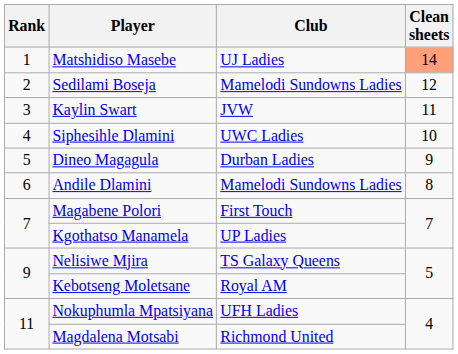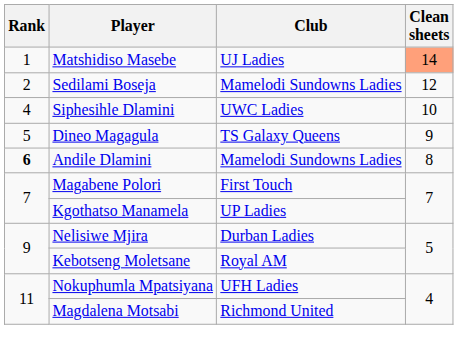- row: (94, 110)
(267, 160) Durban Ladies -> (280, 135) TS Galaxy Queens
(27, 185) normal -> (27, 160) bold
(280, 260) TS Galaxy Queens -> (267, 235) Durban Ladies
